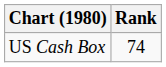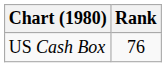(136, 47) 74 -> (136, 47) 76
